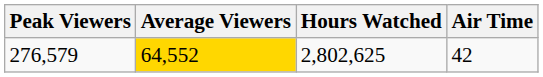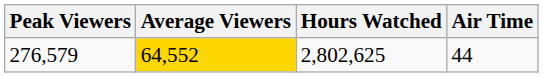(462, 54) 42 -> (462, 54) 44
